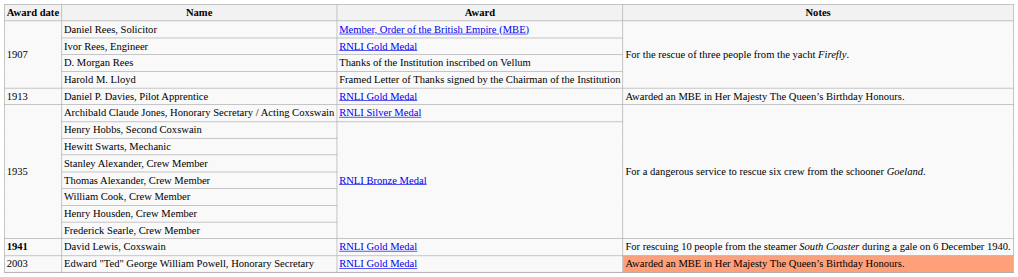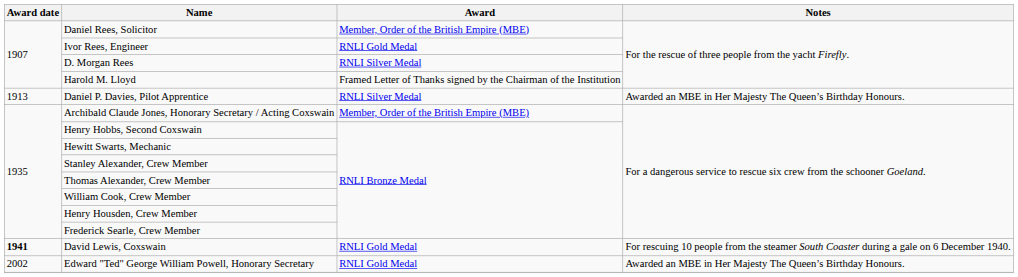(435, 63) Thanks of the Institution inscribed on Vellum -> (380, 63) RNLI Silver Medal
(378, 96) RNLI Gold Medal -> (380, 96) RNLI Silver Medal
(380, 113) RNLI Silver Medal -> (434, 113) Member, Order of the British Empire (MBE)
(17, 264) 2003 -> (17, 264) 2002
(765, 264) lightsalmon background -> (765, 264) no background
